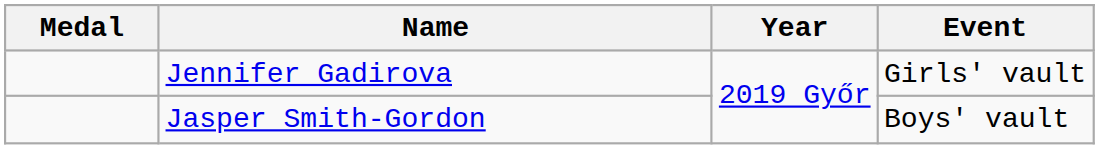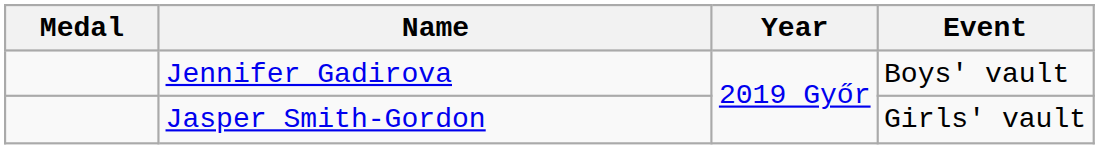(985, 74) Girls' vault -> (977, 74) Boys' vault
(977, 119) Boys' vault -> (985, 119) Girls' vault
